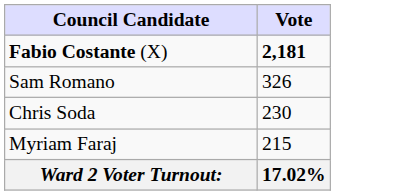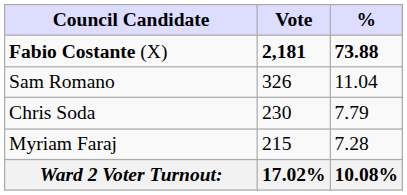+ column: (366, 19)
